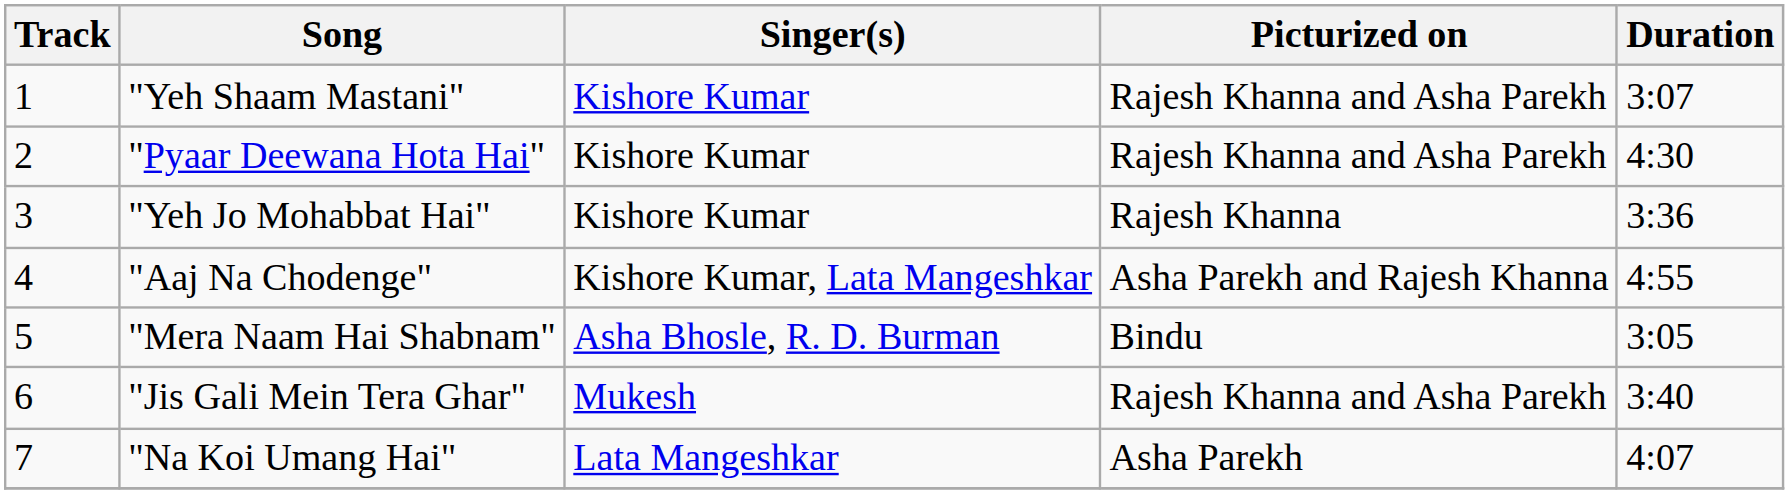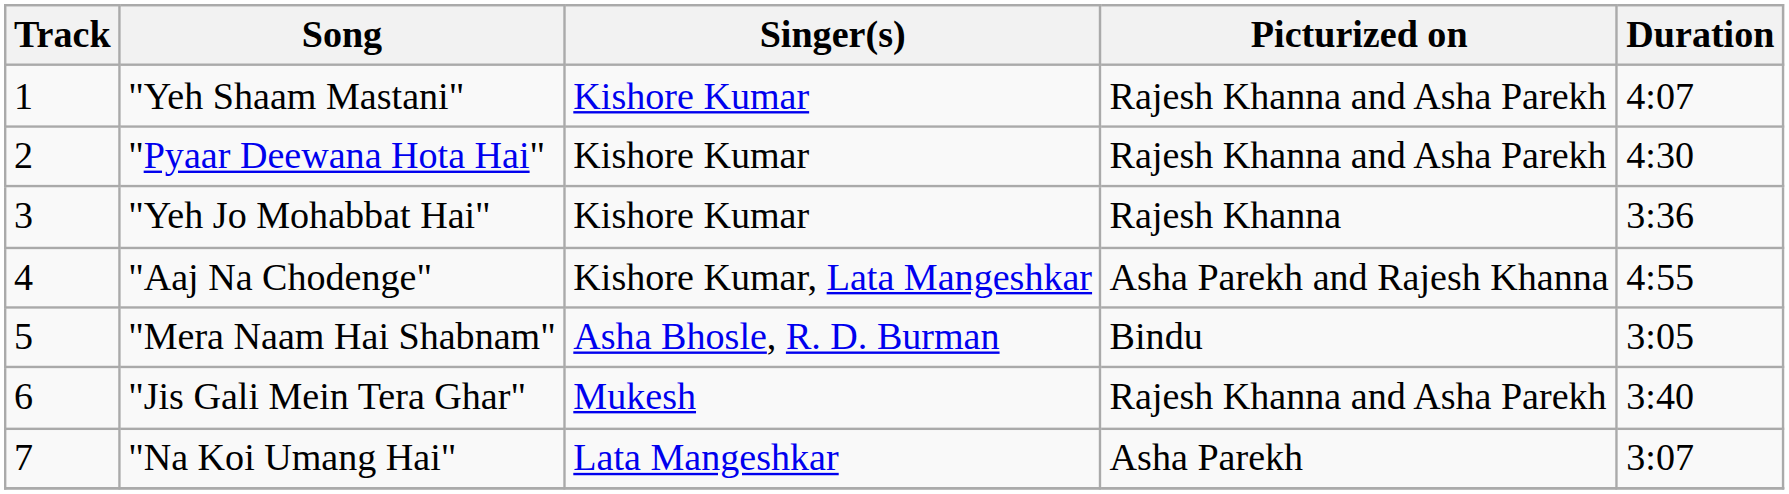(1660, 95) 3:07 -> (1660, 95) 4:07
(1660, 457) 4:07 -> (1660, 457) 3:07
